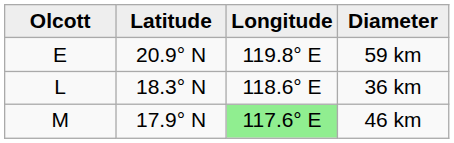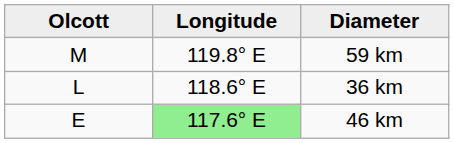- column: (171, 21)
(60, 54) E -> (79, 54) M
(60, 120) M -> (79, 120) E
